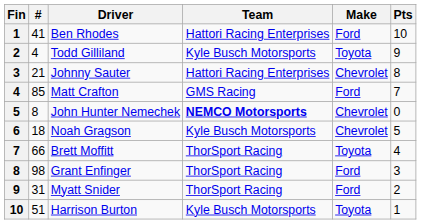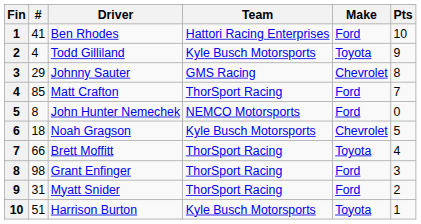(38, 73) 21 -> (38, 73) 29
(258, 73) Hattori Racing Enterprises -> (221, 73) GMS Racing
(221, 92) GMS Racing -> (234, 92) ThorSport Racing
(246, 112) bold -> (243, 112) normal
(361, 112) Chevrolet -> (348, 112) Ford
